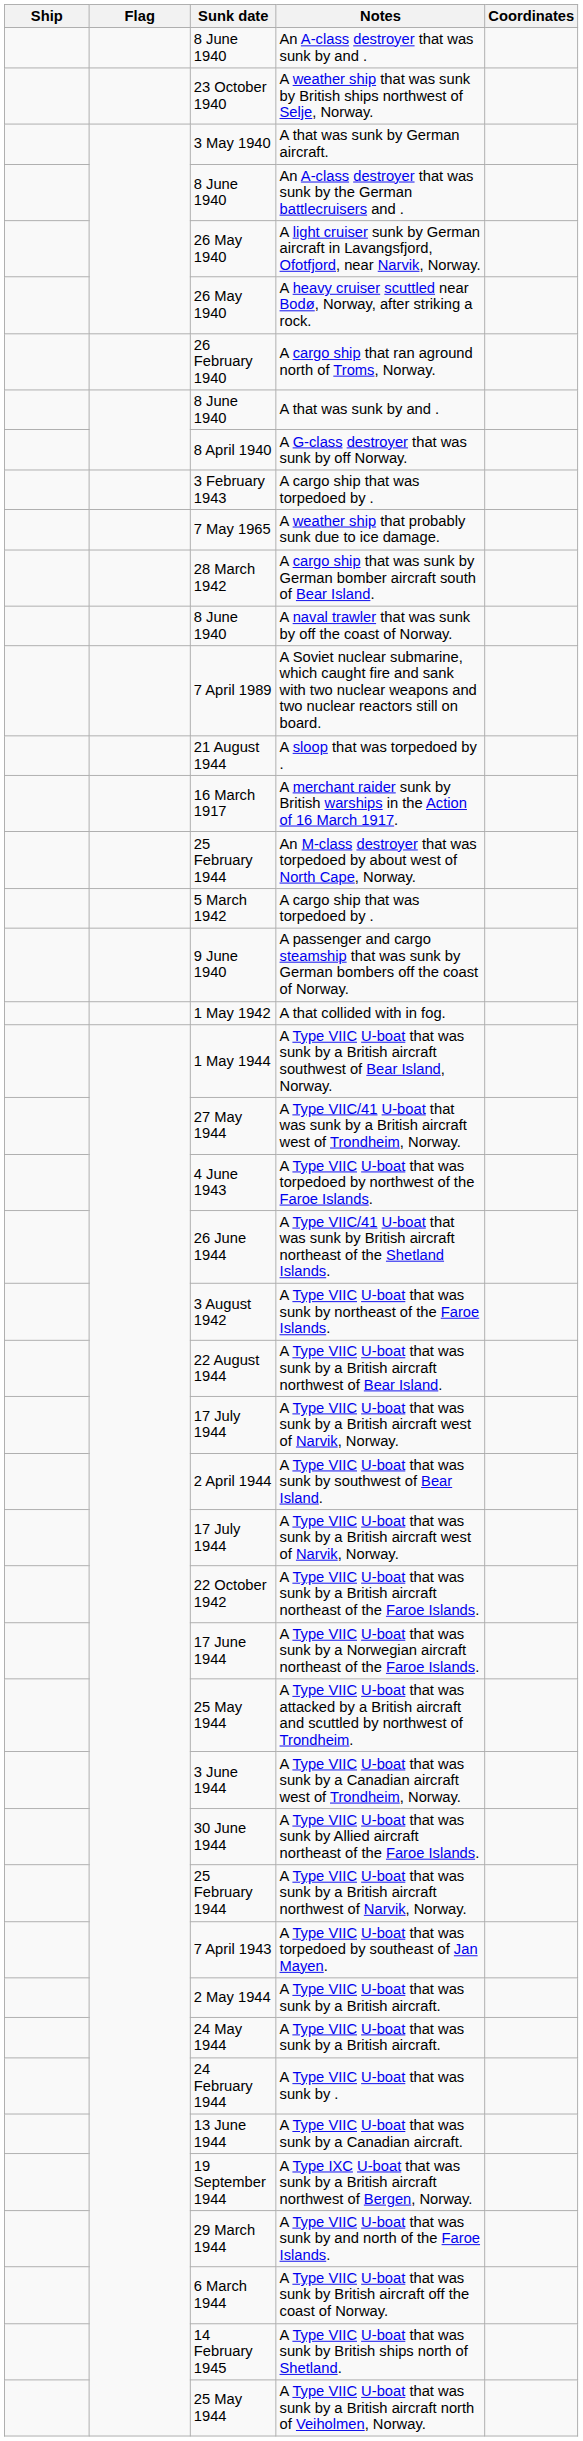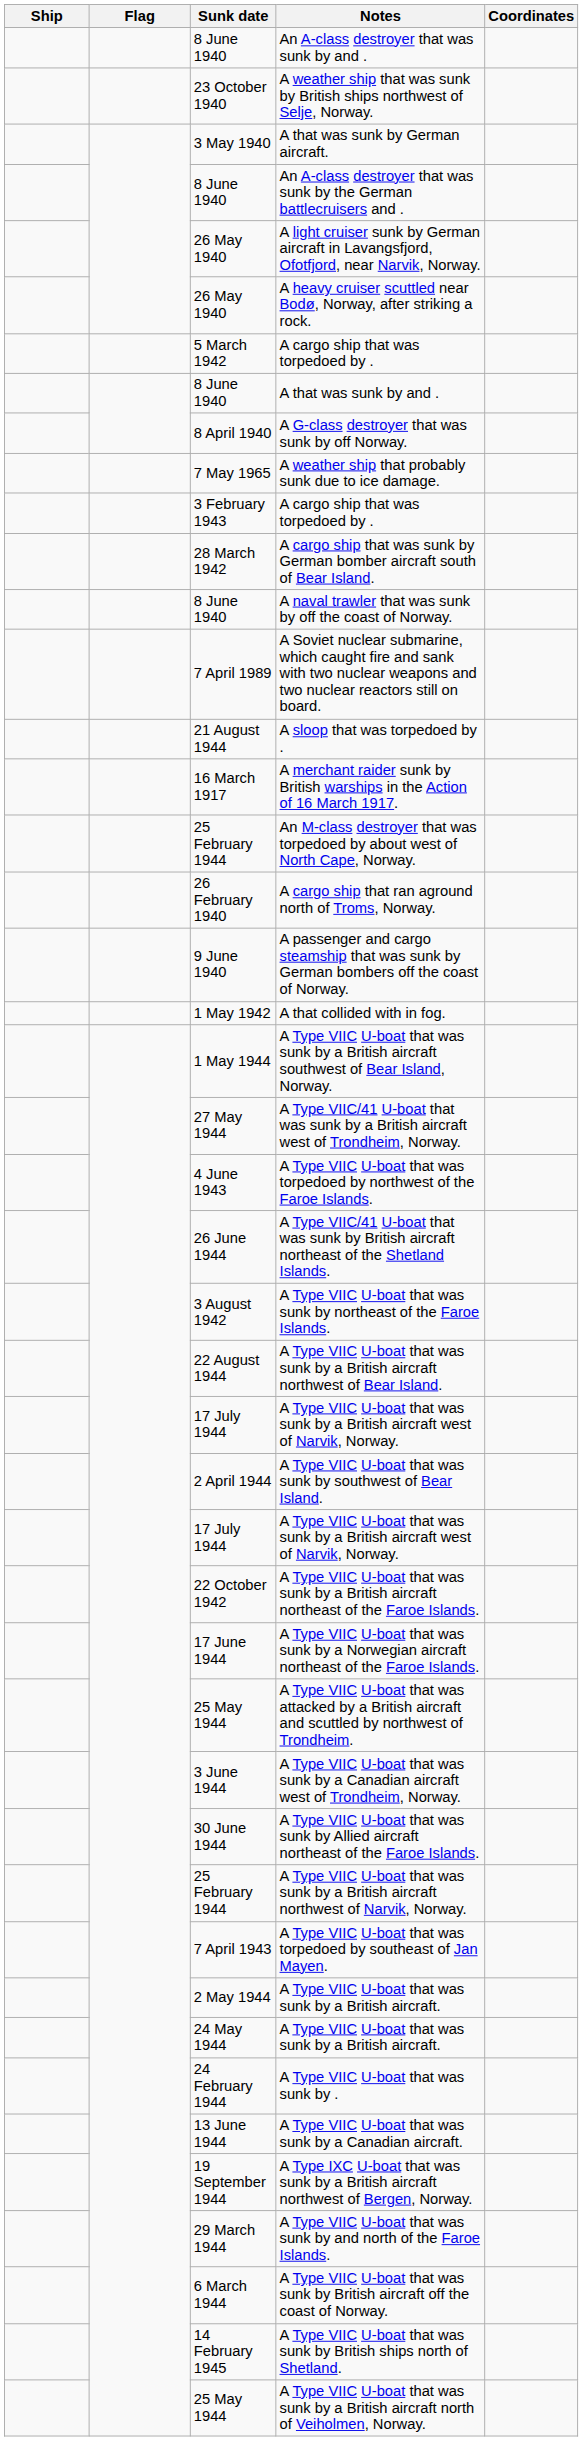rows swapped: (220, 908) <-> (223, 361)
rows swapped: (229, 489) <-> (232, 529)
